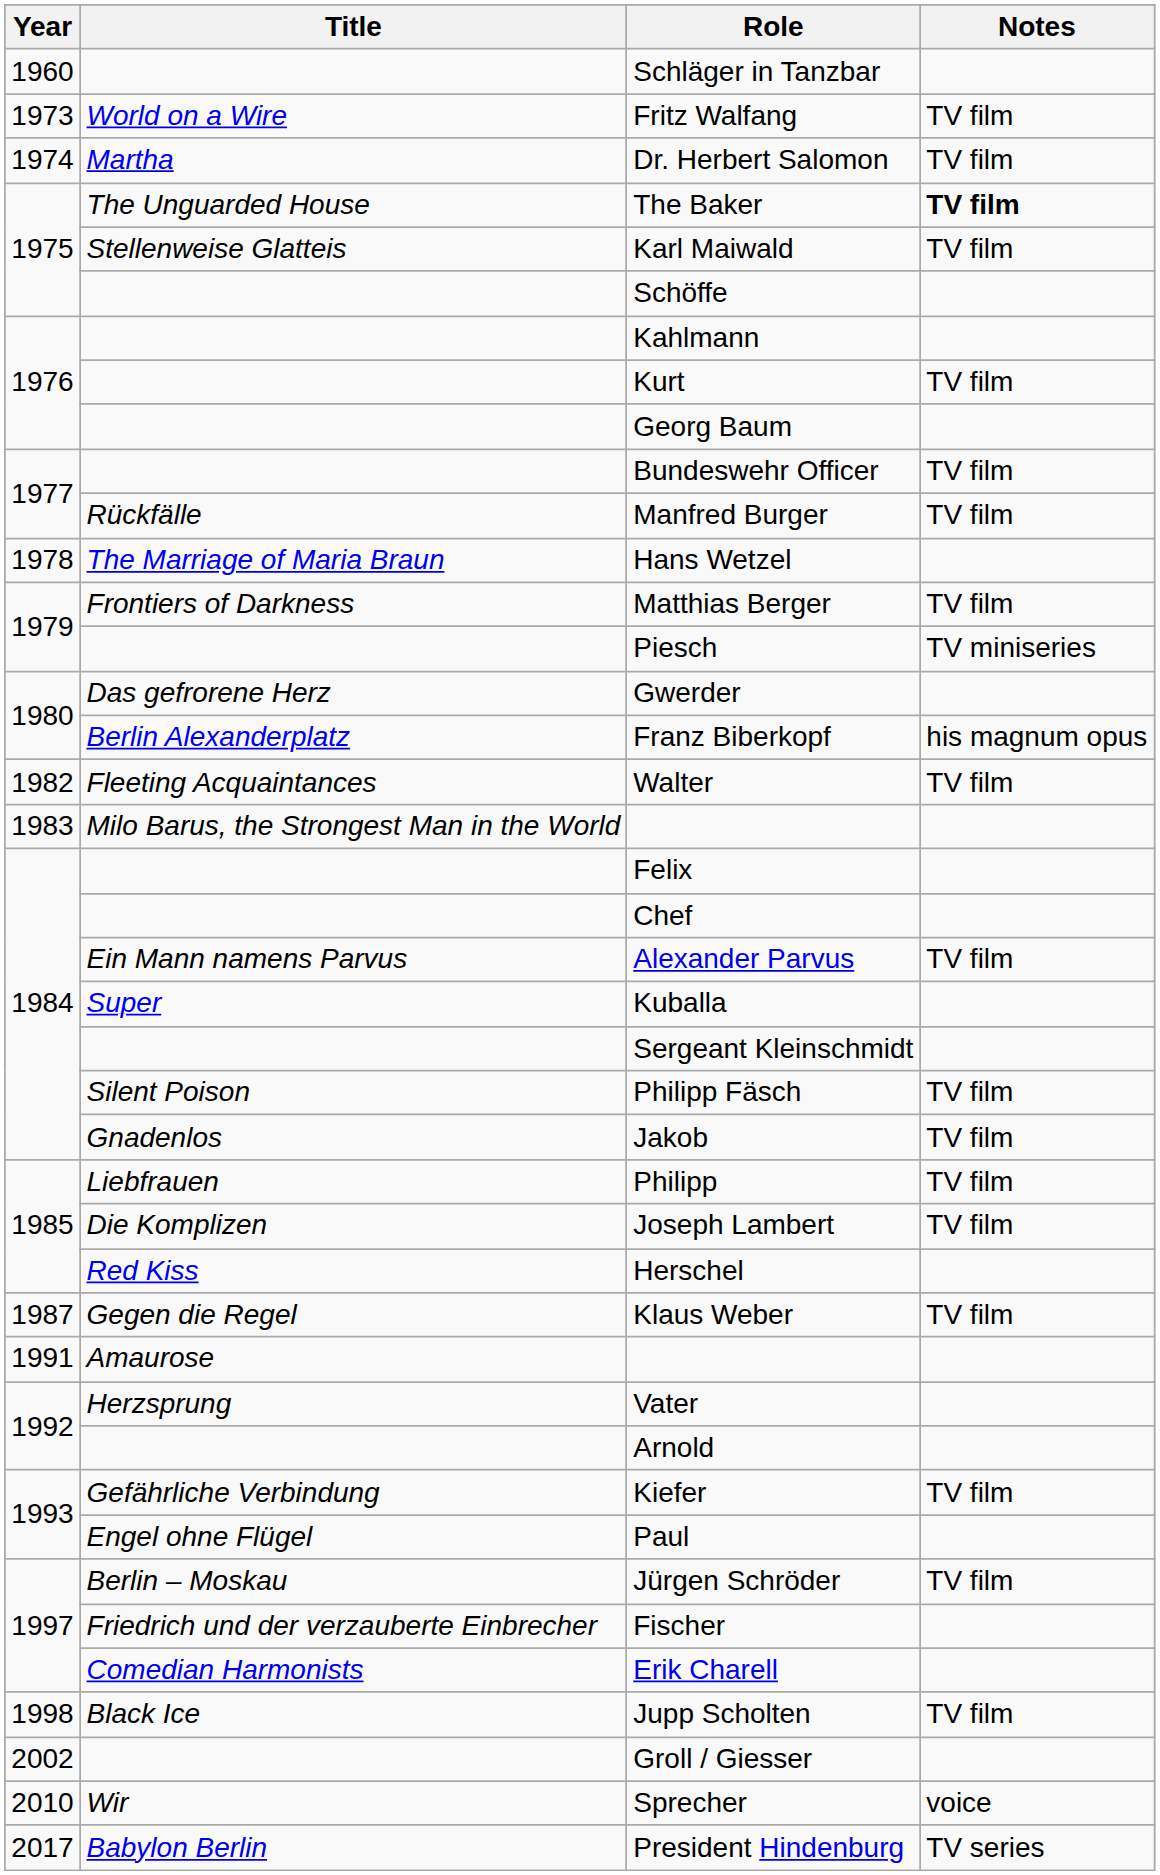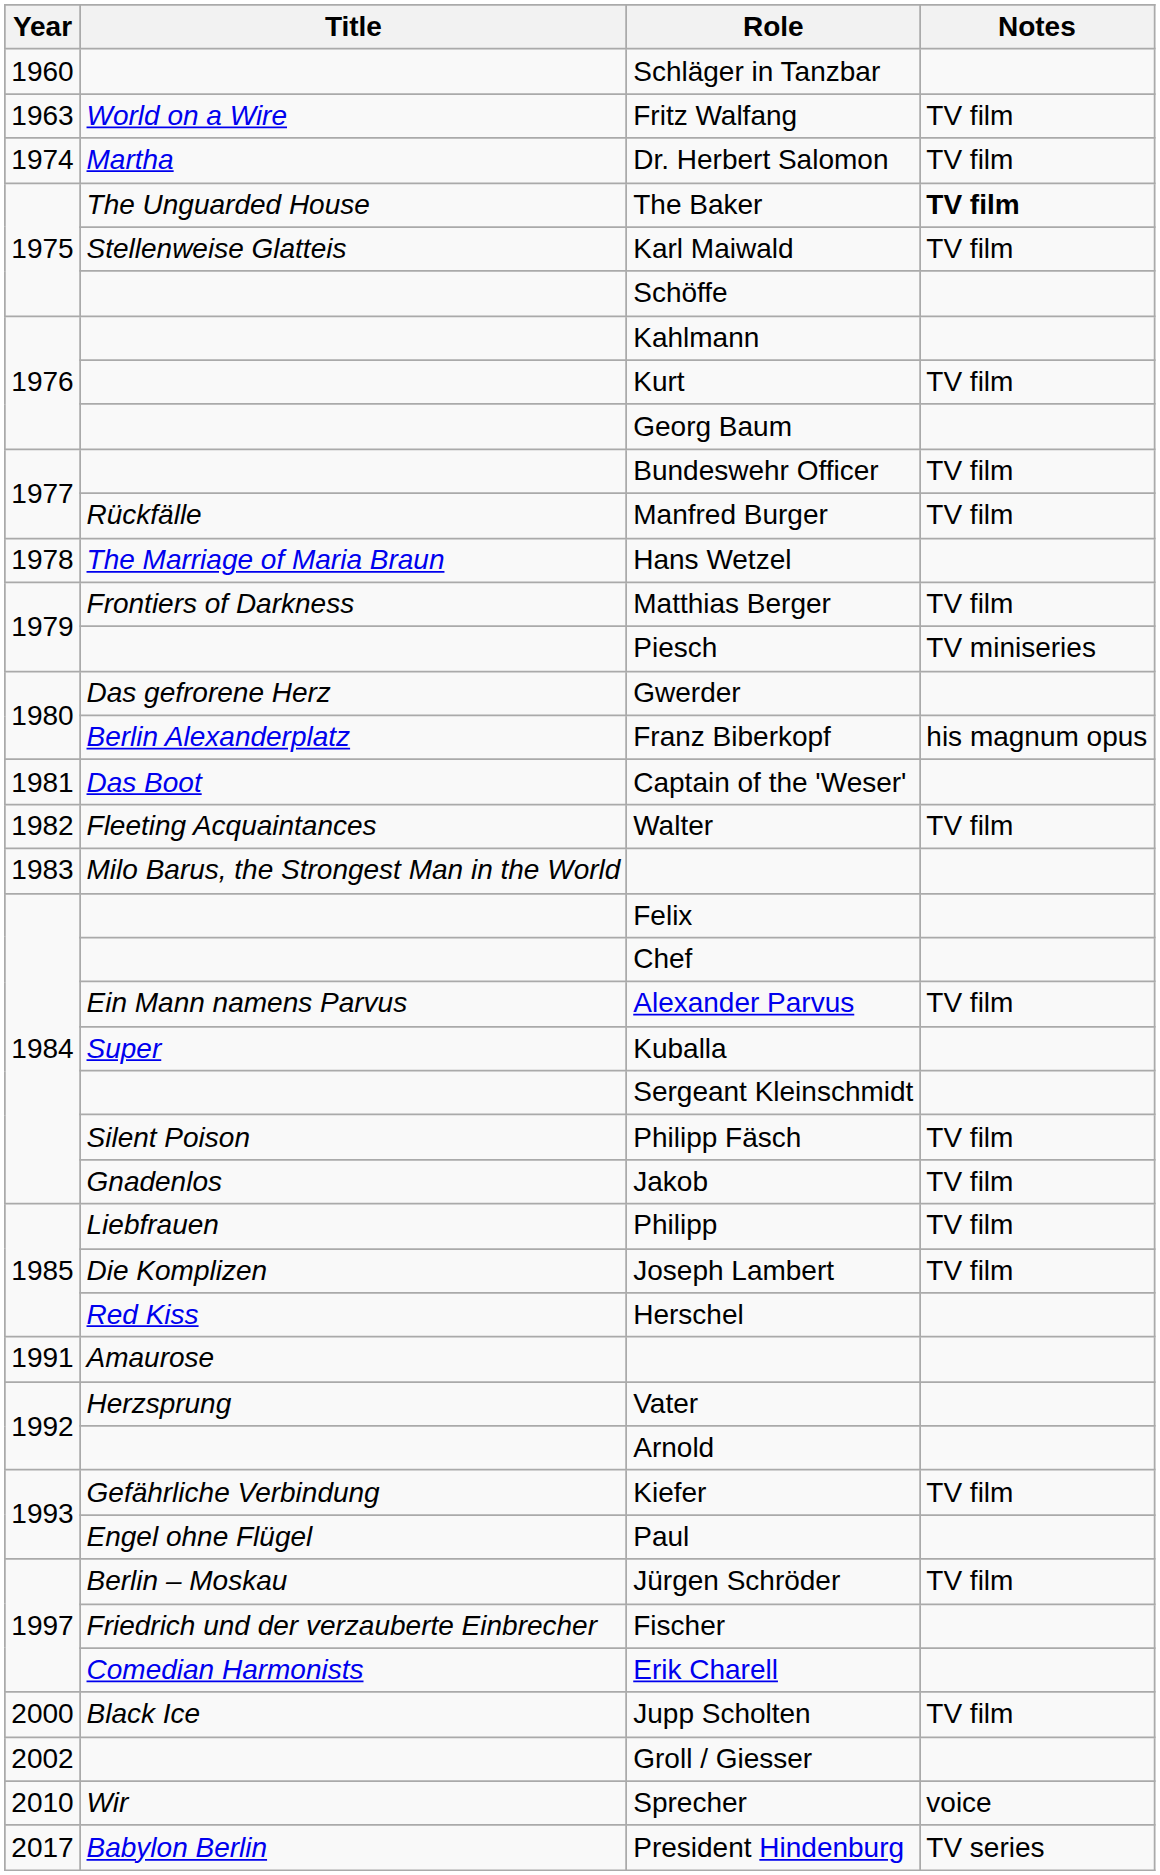(42, 115) 1973 -> (42, 115) 1963
+ row: (144, 781)
- row: (192, 1314)
(42, 1714) 1998 -> (42, 1714) 2000
